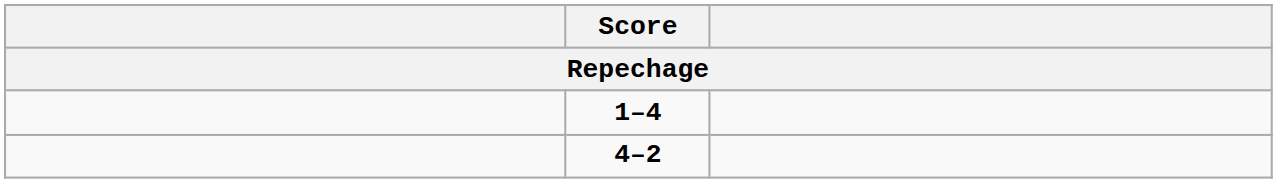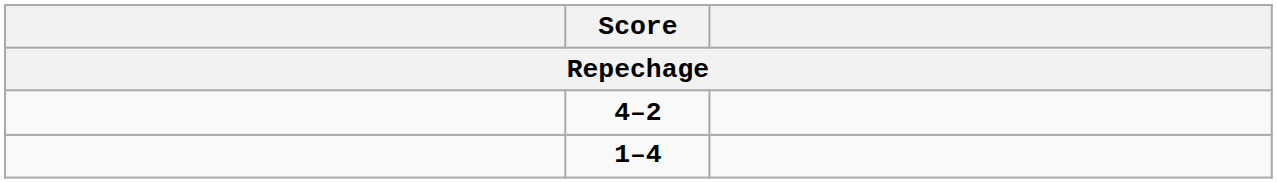rows swapped: (638, 156) <-> (638, 113)
